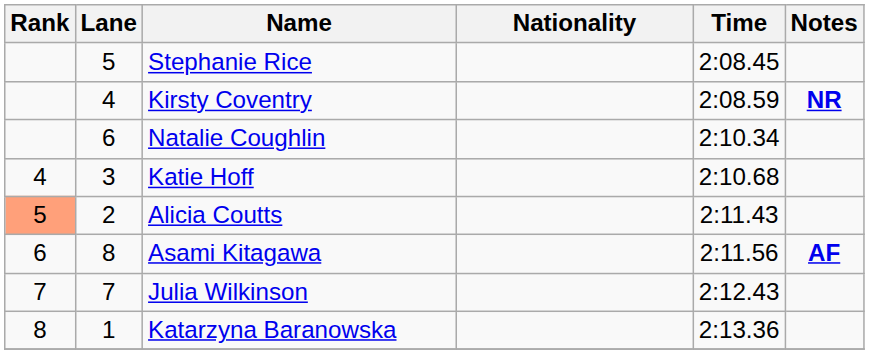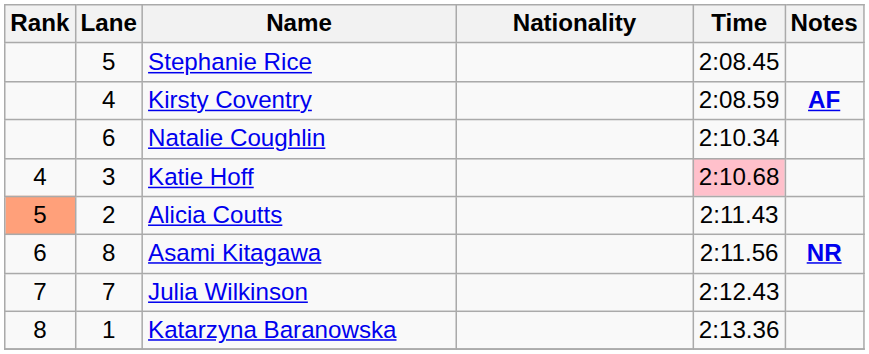(824, 100) NR -> (824, 100) AF
(739, 176) no background -> (739, 176) pink background
(824, 253) AF -> (824, 253) NR
